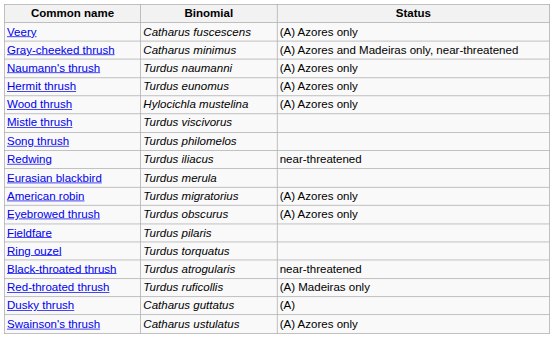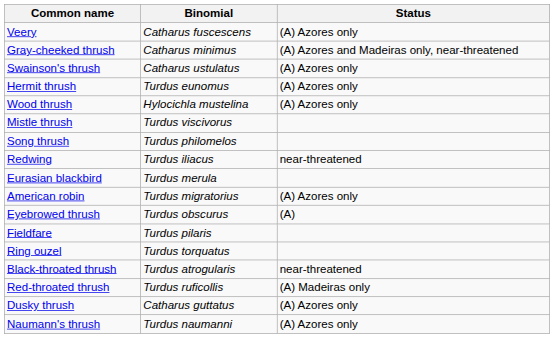rows swapped: (54, 324) <-> (54, 68)
(319, 214) (A) Azores only -> (287, 214) (A)
(287, 305) (A) -> (319, 305) (A) Azores only
